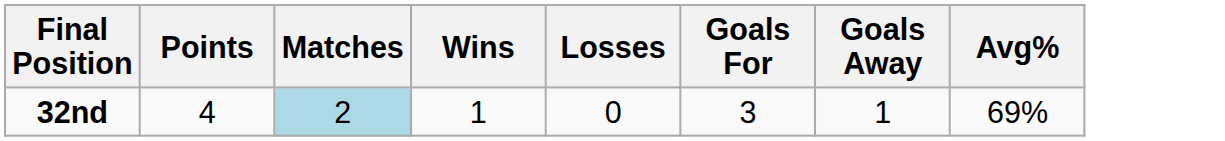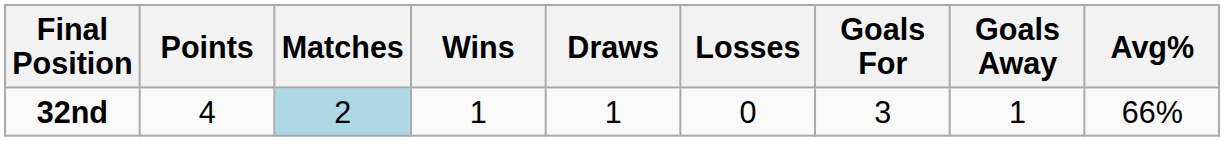+ column: (613, 46)
(1018, 112) 69% -> (1152, 112) 66%
